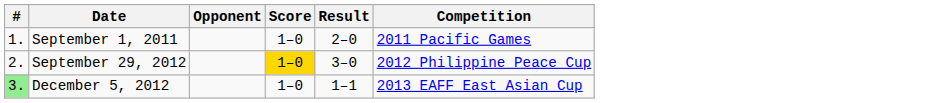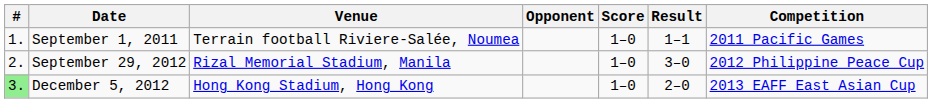+ column: (356, 16)
(344, 40) 2–0 -> (677, 40) 1–1
(290, 63) gold background -> (623, 63) no background
(344, 86) 1–1 -> (677, 86) 2–0
